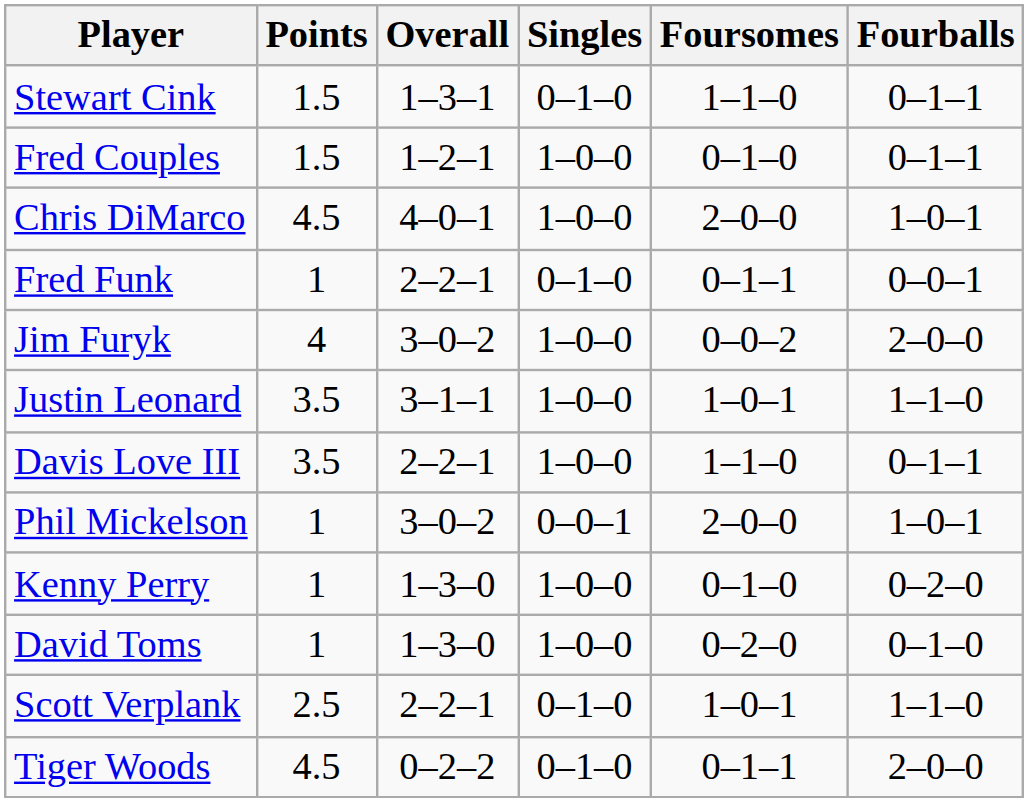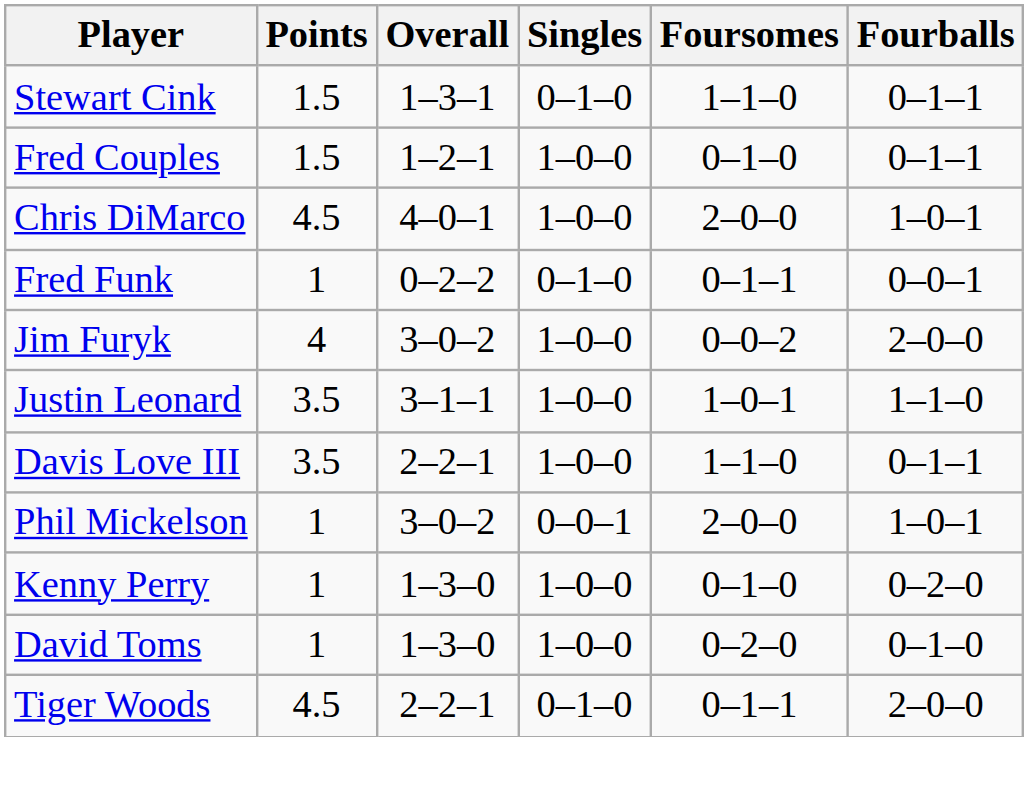(447, 278) 2–2–1 -> (447, 278) 0–2–2
- row: (127, 704)
(447, 765) 0–2–2 -> (447, 704) 2–2–1
